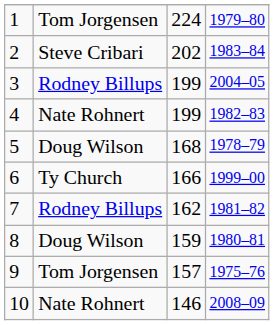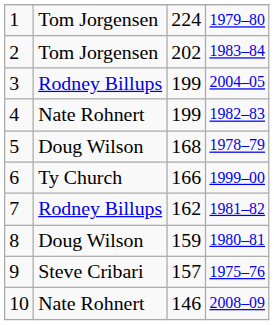(91, 51) Steve Cribari -> (98, 51) Tom Jorgensen
(98, 271) Tom Jorgensen -> (91, 271) Steve Cribari
